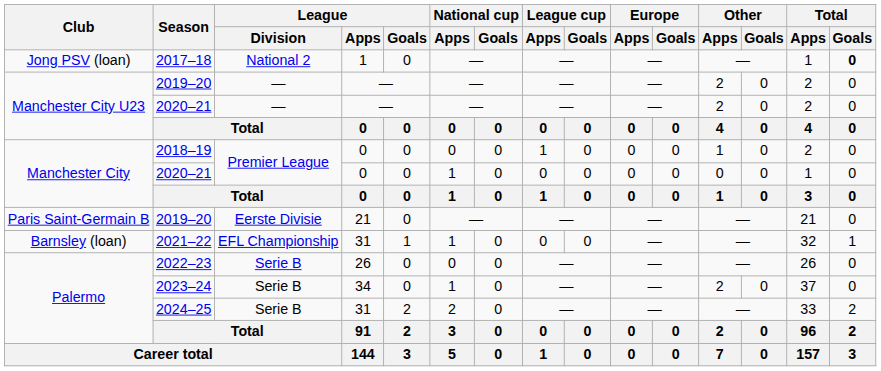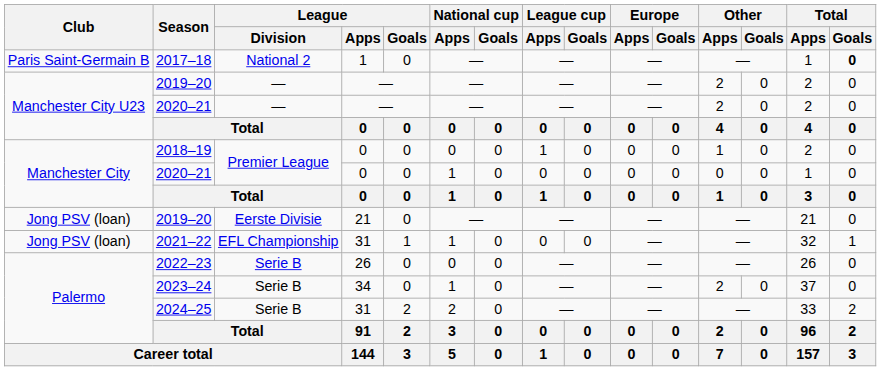(79, 60) Jong PSV (loan) -> (79, 60) Paris Saint-Germain B
(79, 219) Paris Saint-Germain B -> (79, 219) Jong PSV (loan)
(79, 241) Barnsley (loan) -> (79, 241) Jong PSV (loan)
